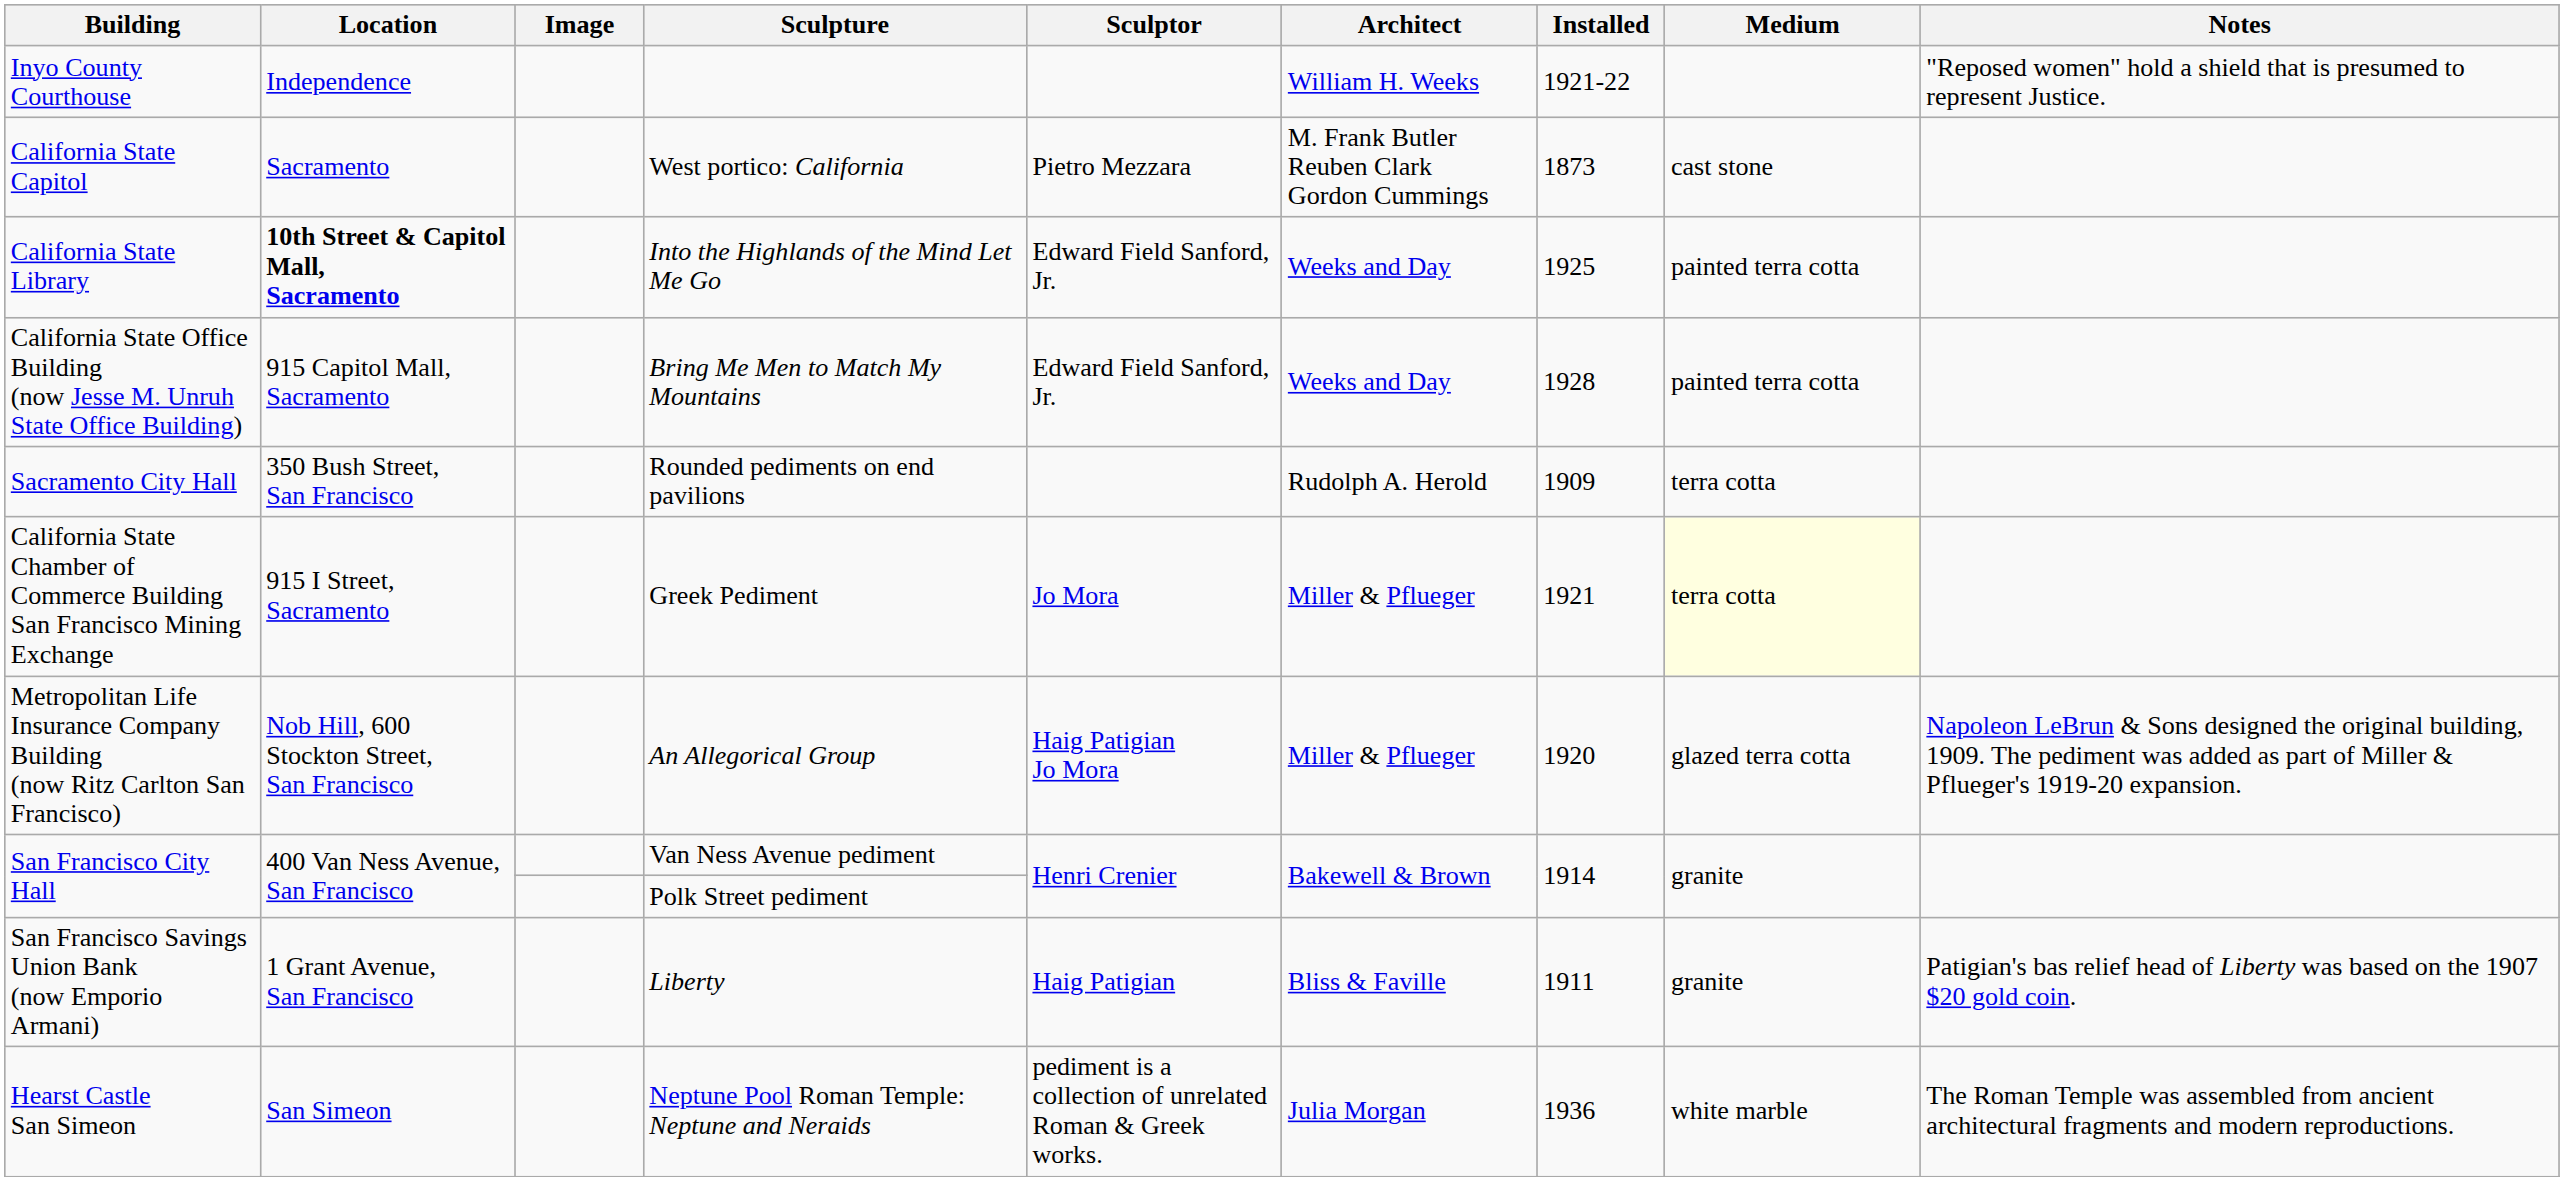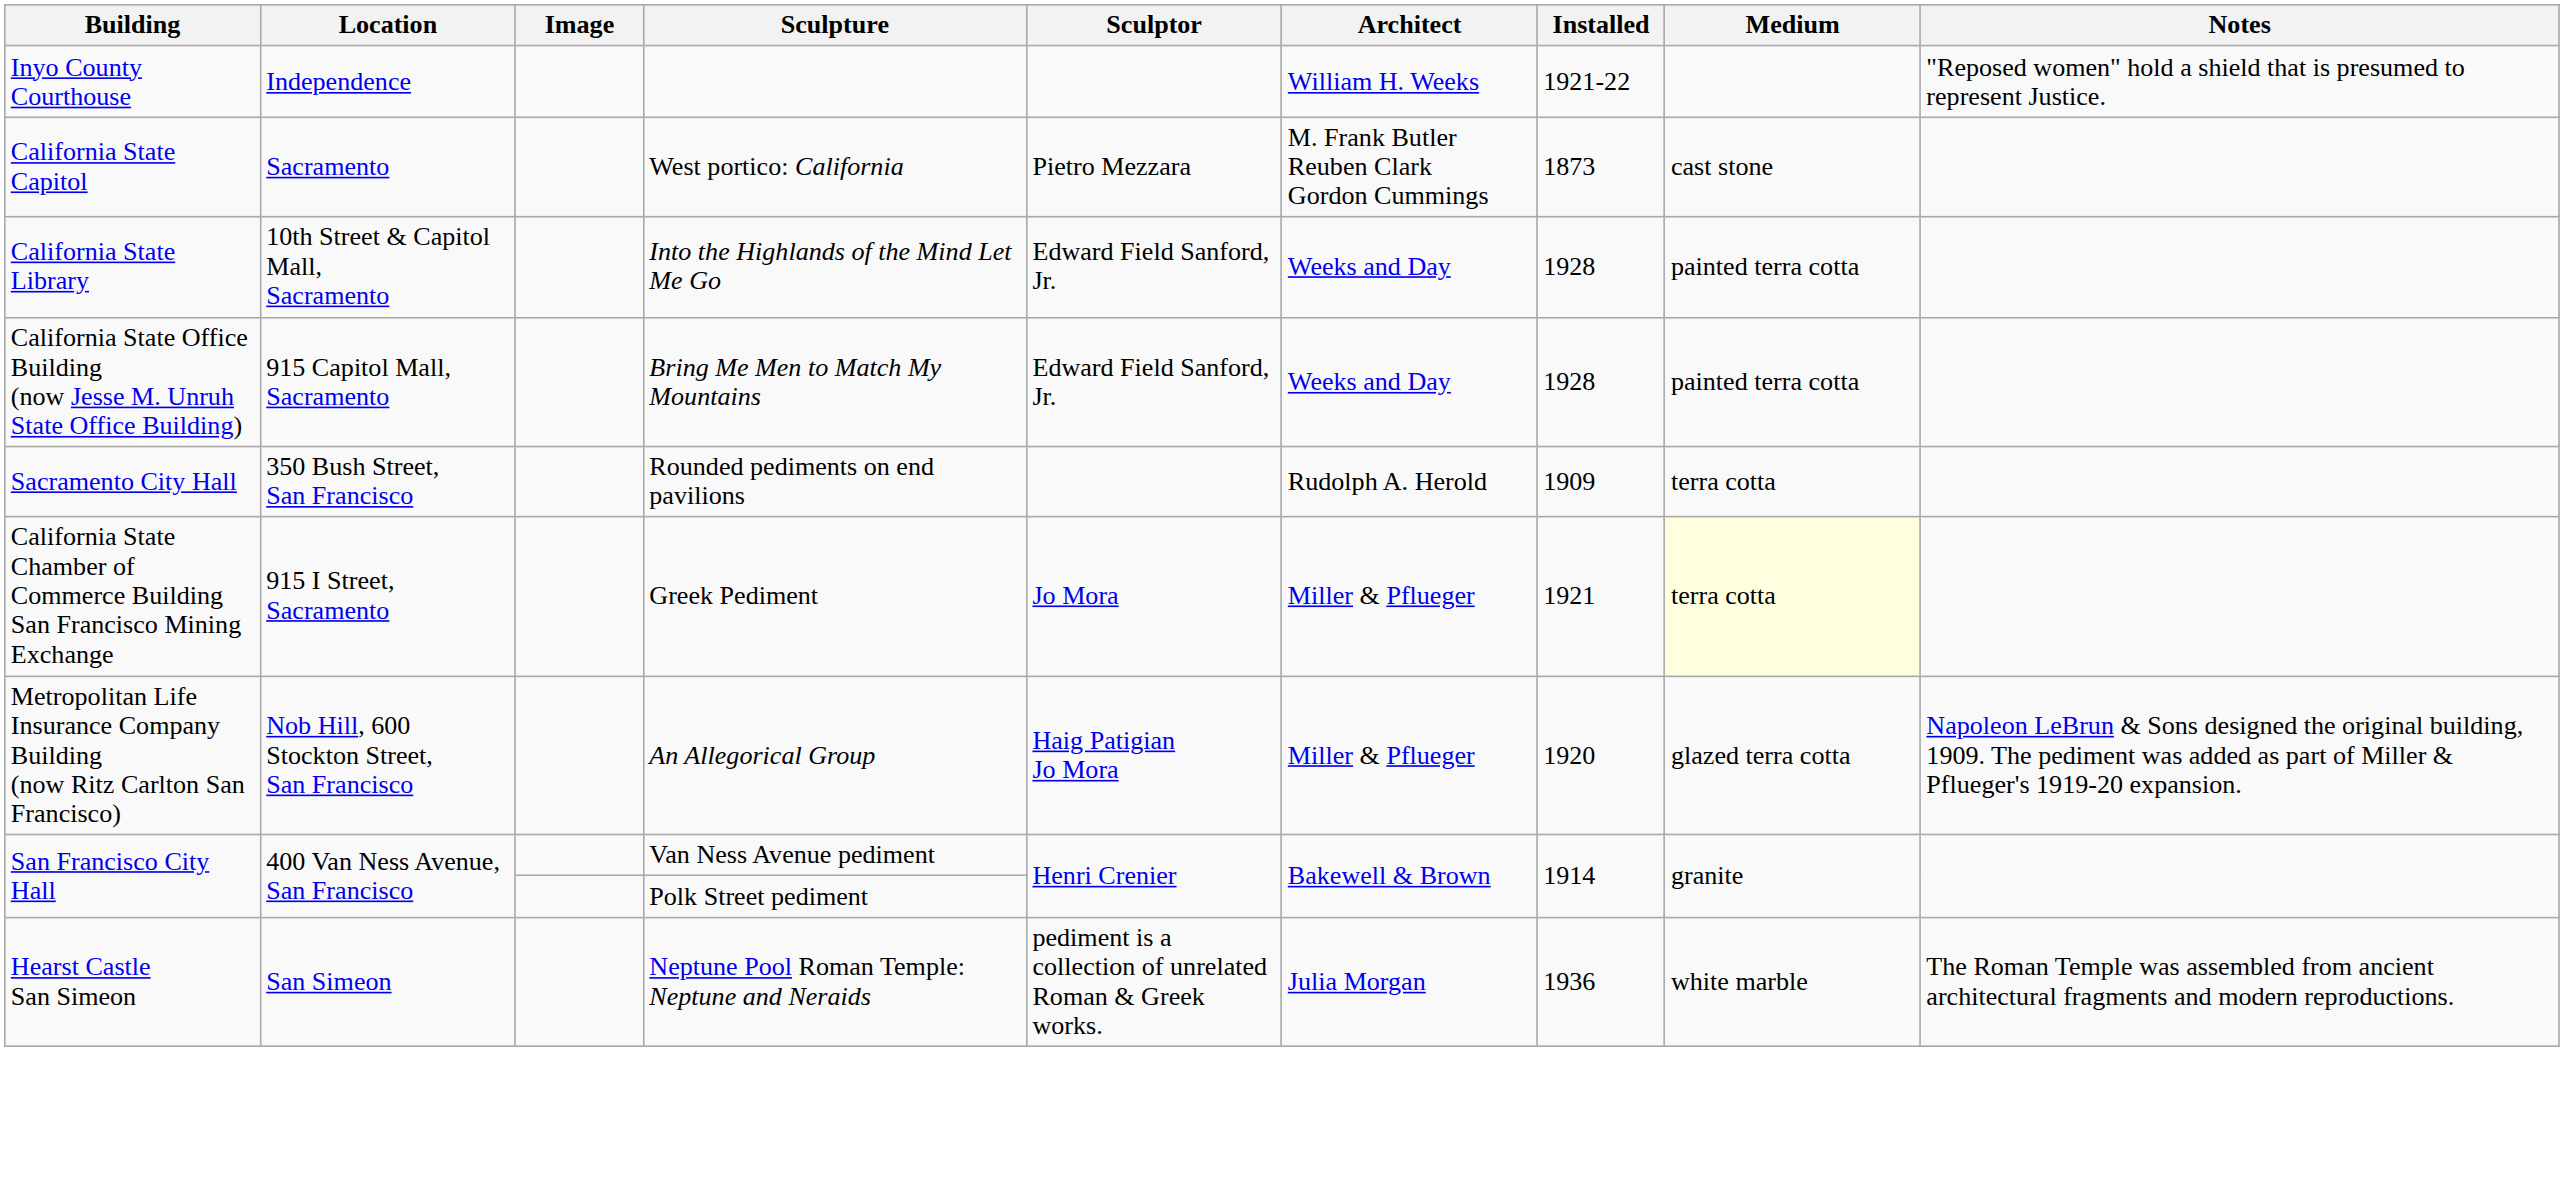(386, 266) bold -> (378, 266) normal
(1569, 266) 1925 -> (1569, 266) 1928
- row: (129, 981)
